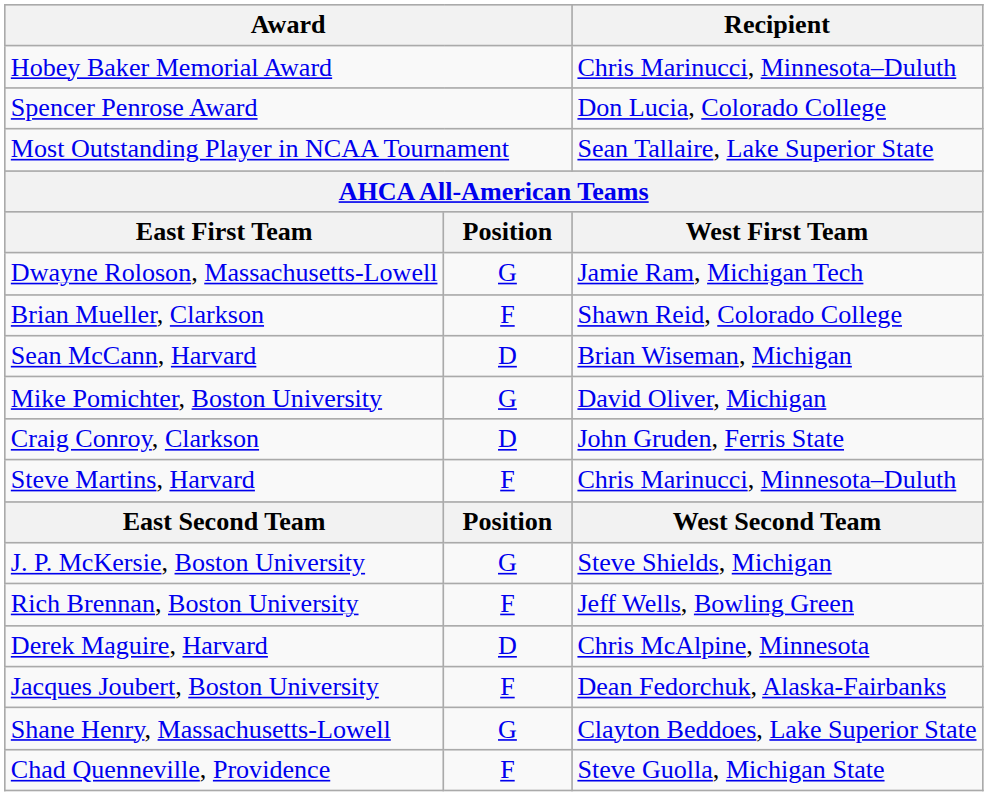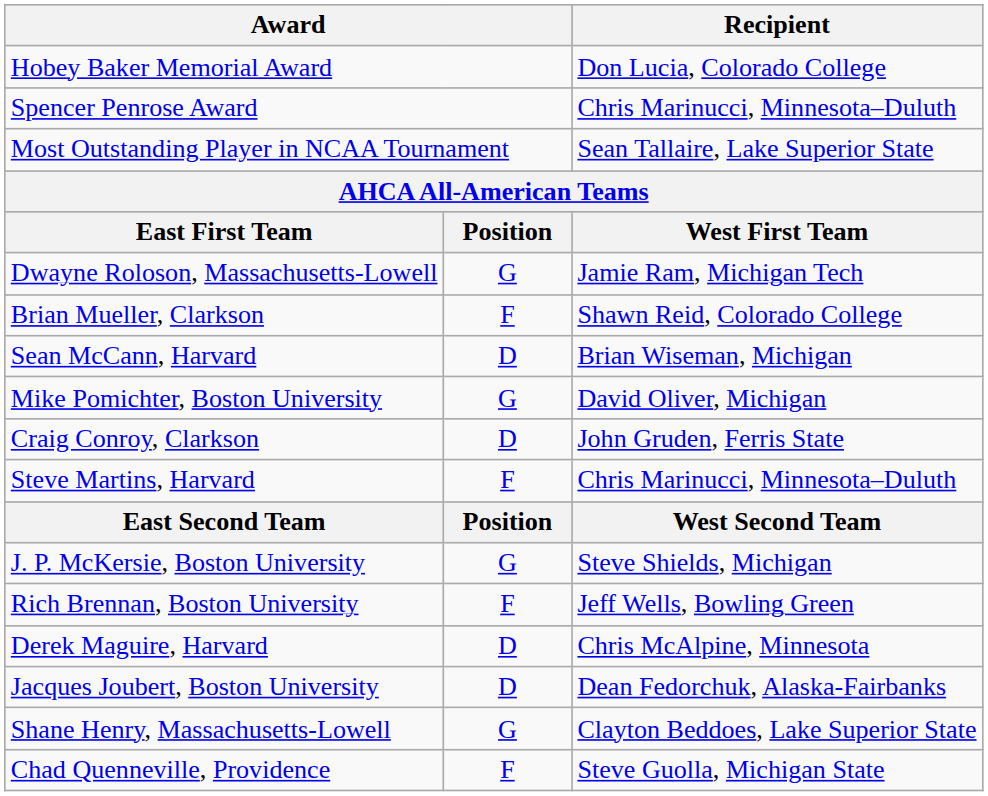(767, 66) Chris Marinucci, Minnesota–Duluth -> (732, 66) Don Lucia, Colorado College
(732, 107) Don Lucia, Colorado College -> (767, 107) Chris Marinucci, Minnesota–Duluth
(507, 686) F -> (507, 686) D
